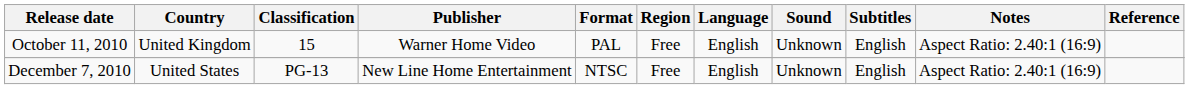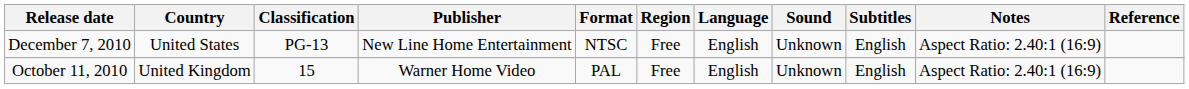rows swapped: (70, 44) <-> (70, 70)
